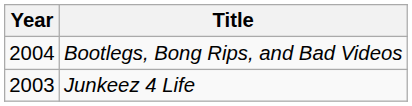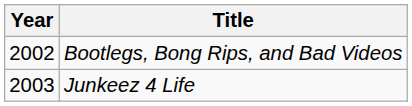(32, 52) 2004 -> (32, 52) 2002
